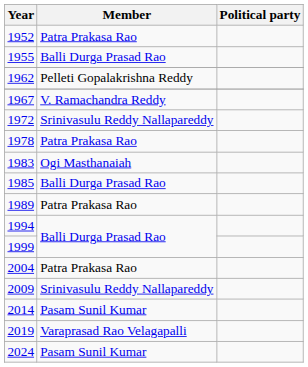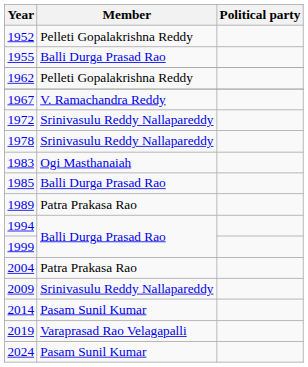(88, 36) Patra Prakasa Rao -> (117, 36) Pelleti Gopalakrishna Reddy
(88, 141) Patra Prakasa Rao -> (127, 141) Srinivasulu Reddy Nallapareddy
